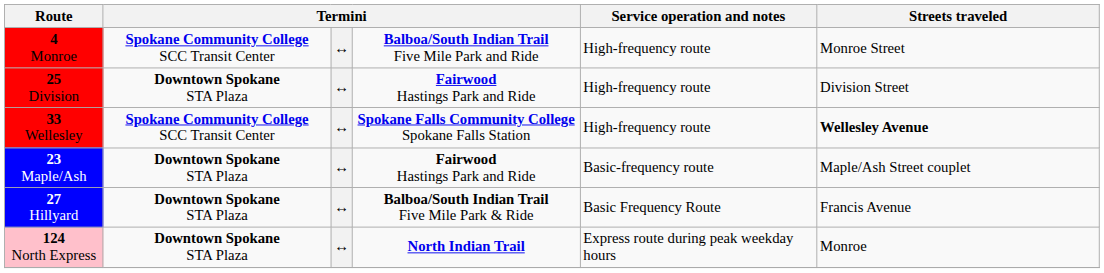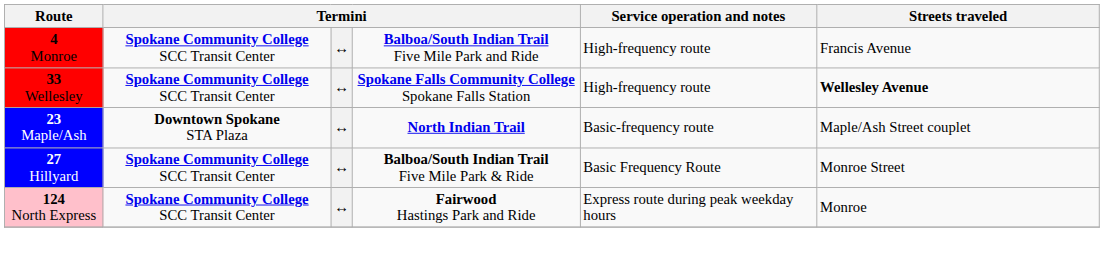(862, 47) Monroe Street -> (866, 47) Francis Avenue
- row: (54, 88)
(466, 167) Fairwood Hastings Park and Ride -> (466, 127) North Indian Trail
(217, 207) Downtown Spokane STA Plaza -> (217, 167) Spokane Community College SCC Transit Center
(866, 207) Francis Avenue -> (862, 167) Monroe Street
(217, 247) Downtown Spokane STA Plaza -> (217, 207) Spokane Community College SCC Transit Center
(466, 247) North Indian Trail -> (466, 207) Fairwood Hastings Park and Ride
